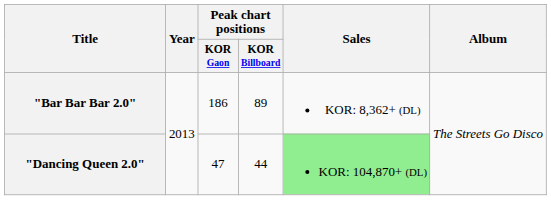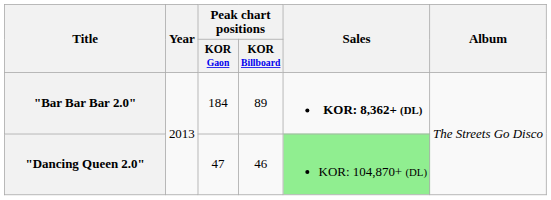(218, 103) 186 -> (218, 103) 184
(357, 110) normal -> (357, 110) bold
(261, 164) 44 -> (261, 164) 46
